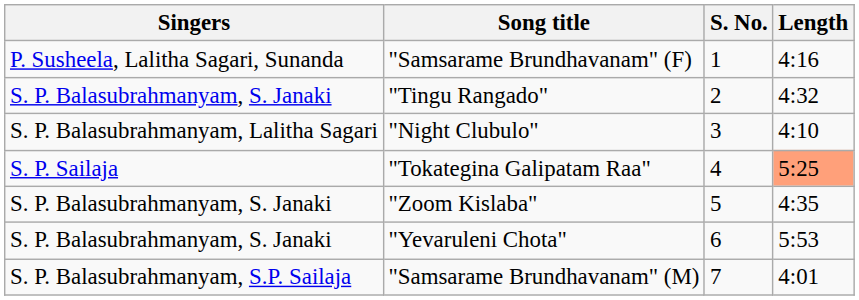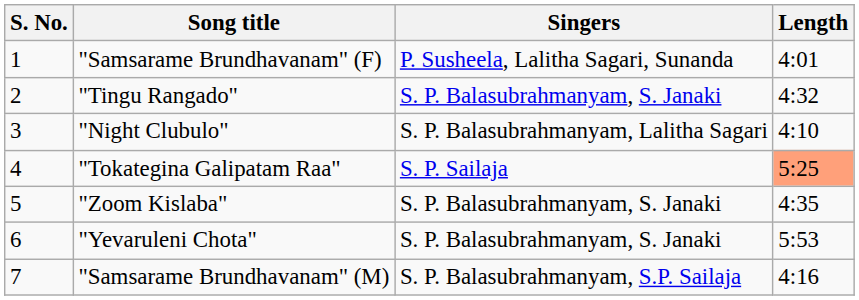columns swapped: (739, 22) <-> (194, 22)
(799, 58) 4:16 -> (799, 58) 4:01
(799, 276) 4:01 -> (799, 276) 4:16
